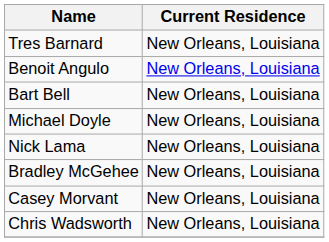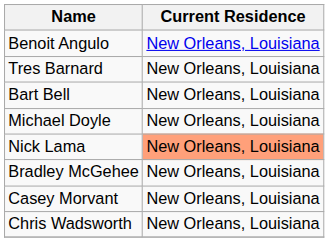rows swapped: (59, 69) <-> (56, 43)
(233, 146) no background -> (233, 146) lightsalmon background
